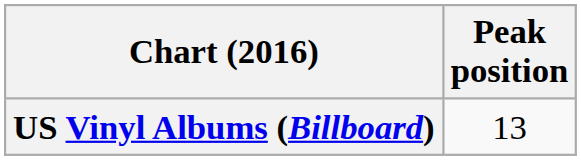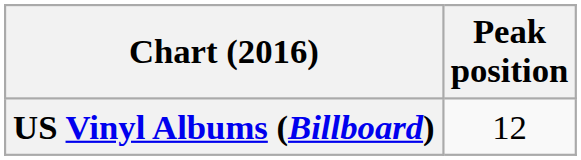(510, 126) 13 -> (510, 126) 12
